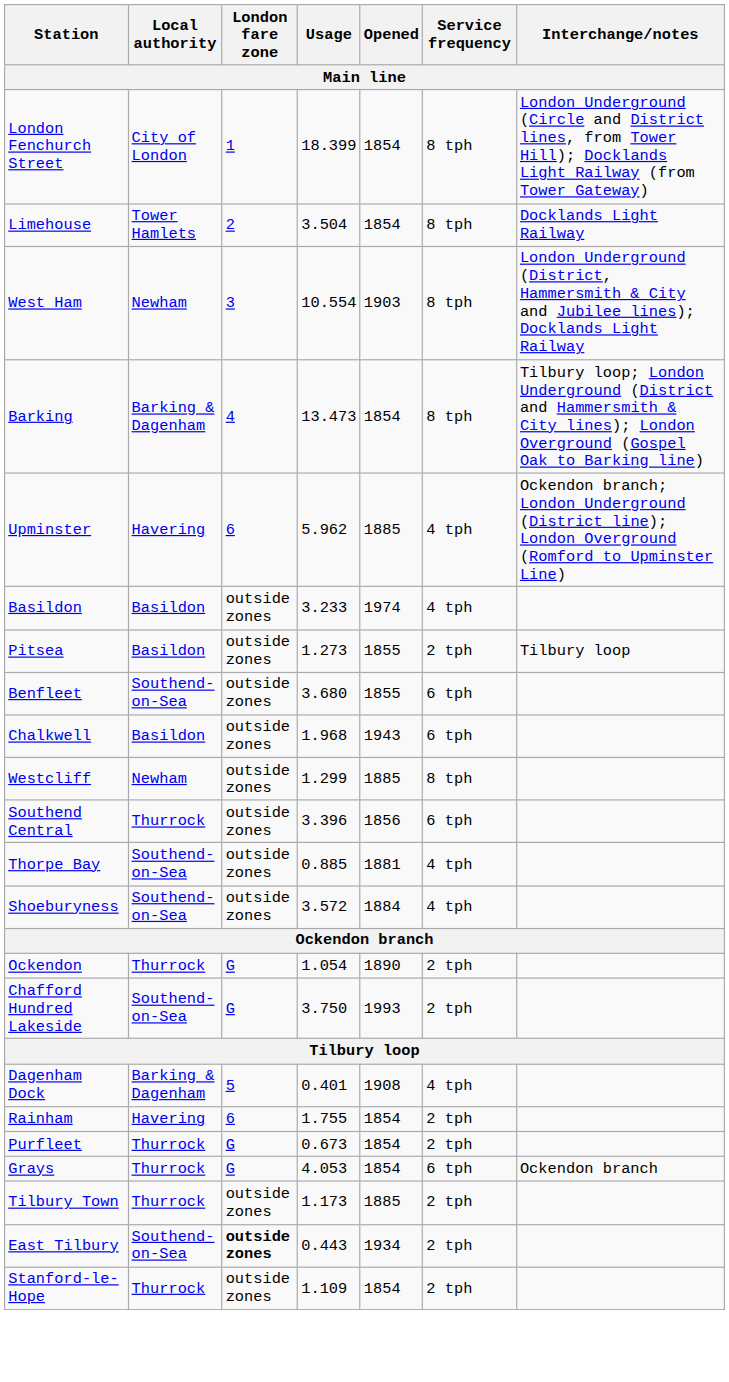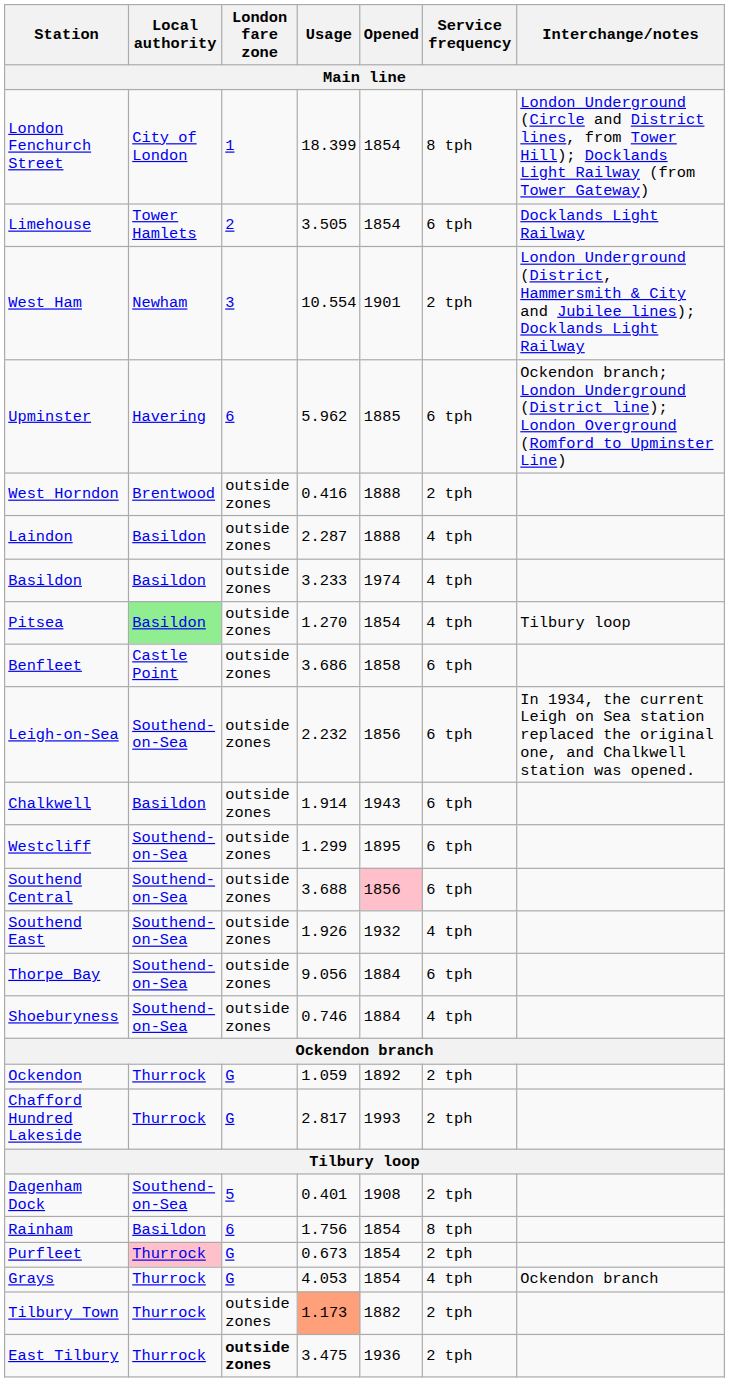(324, 225) 3.504 -> (324, 225) 3.505
(449, 225) 8 tph -> (449, 225) 6 tph
(382, 303) 1903 -> (382, 303) 1901
(449, 303) 8 tph -> (449, 303) 2 tph
- row: (40, 416)
(449, 530) 4 tph -> (449, 416) 6 tph
+ row: (63, 495)
+ row: (40, 537)
(168, 651) no background -> (169, 623) lightgreen background
(324, 651) 1.273 -> (324, 623) 1.270
(382, 651) 1855 -> (382, 623) 1854
(449, 651) 2 tph -> (449, 623) 4 tph
(173, 693) Southend-on-Sea -> (160, 665) Castle Point
(324, 693) 3.680 -> (324, 665) 3.686
(382, 693) 1855 -> (382, 665) 1858
+ row: (63, 735)
(324, 736) 1.968 -> (324, 804) 1.914
(159, 779) Newham -> (174, 847) Southend-on-Sea
(382, 779) 1885 -> (382, 847) 1895
(449, 779) 8 tph -> (449, 847) 6 tph
(168, 822) Thurrock -> (174, 889) Southend-on-Sea
(324, 822) 3.396 -> (324, 889) 3.688
(382, 822) no background -> (382, 889) pink background
+ row: (45, 932)
(324, 864) 0.885 -> (324, 975) 9.056
(382, 864) 1881 -> (382, 975) 1884
(449, 864) 4 tph -> (449, 975) 6 tph
(324, 907) 3.572 -> (324, 1017) 0.746
(324, 966) 1.054 -> (324, 1076) 1.059
(382, 966) 1890 -> (382, 1076) 1892
(173, 1009) Southend-on-Sea -> (169, 1119) Thurrock
(324, 1009) 3.750 -> (324, 1119) 2.817
(173, 1085) Barking & Dagenham -> (174, 1195) Southend-on-Sea
(449, 1085) 4 tph -> (449, 1195) 2 tph
(168, 1119) Havering -> (169, 1229) Basildon
(324, 1119) 1.755 -> (324, 1229) 1.756
(449, 1119) 2 tph -> (449, 1229) 8 tph
(168, 1144) no background -> (169, 1254) pink background
(449, 1169) 6 tph -> (449, 1279) 4 tph
(324, 1203) no background -> (324, 1313) lightsalmon background
(382, 1203) 1885 -> (382, 1313) 1882
(173, 1245) Southend-on-Sea -> (169, 1356) Thurrock
(324, 1245) 0.443 -> (324, 1356) 3.475
(382, 1245) 1934 -> (382, 1356) 1936
- row: (63, 1288)
